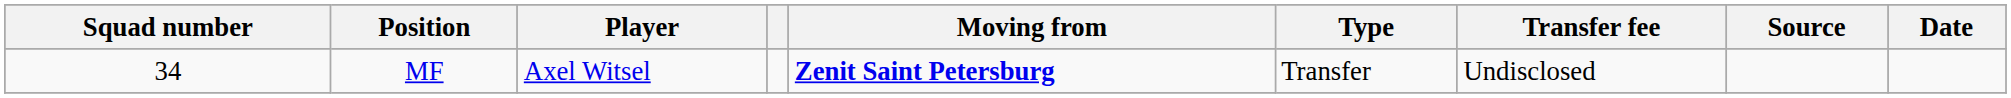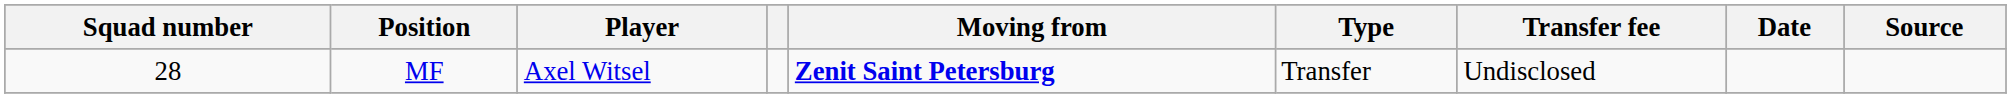columns swapped: (1946, 26) <-> (1807, 26)
(168, 70) 34 -> (168, 70) 28
